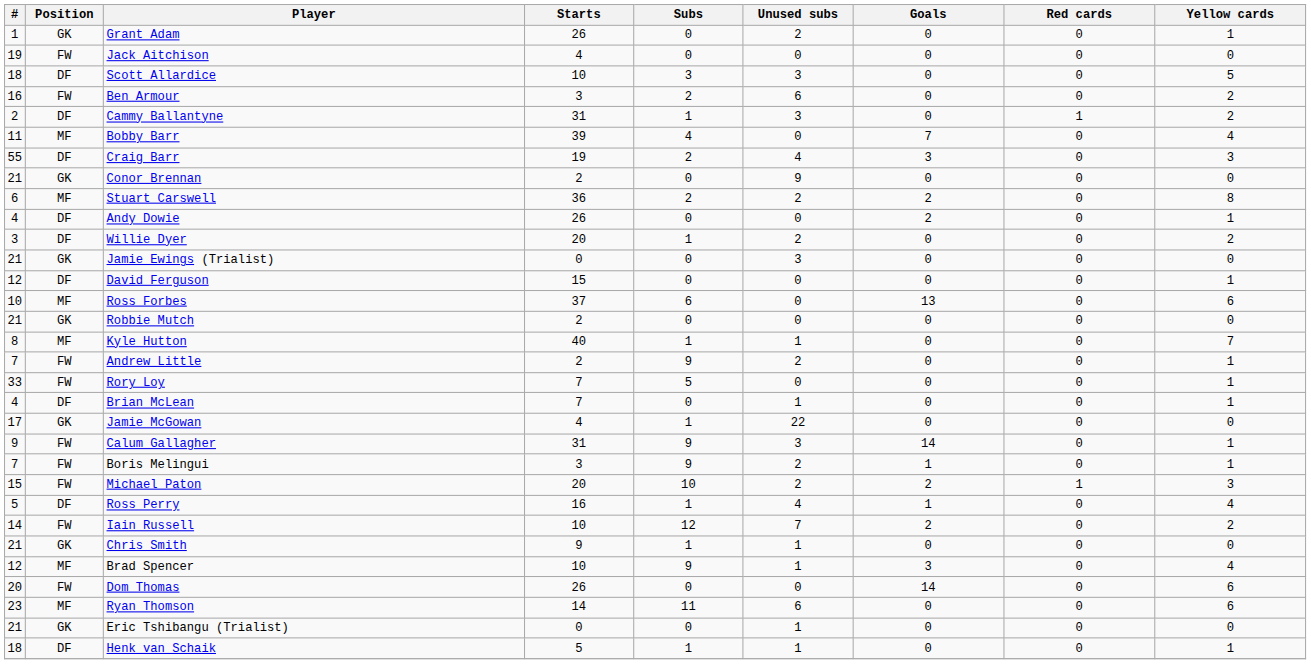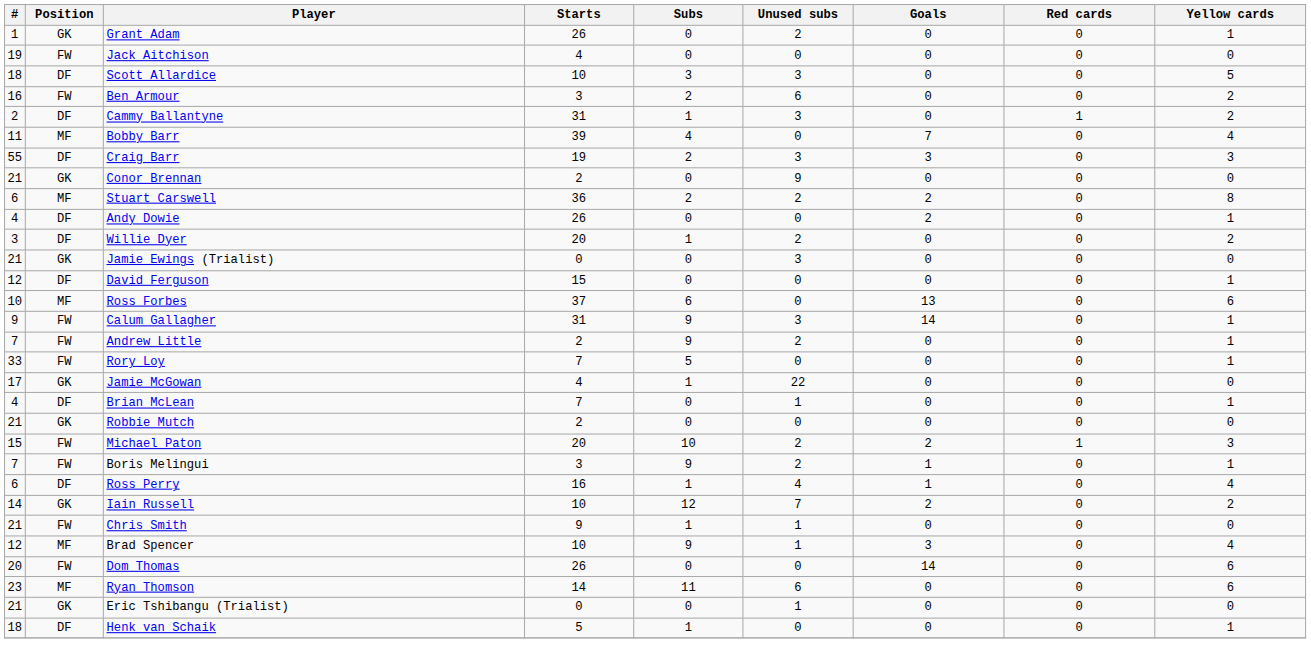(798, 158) 4 -> (798, 158) 3
rows swapped: (161, 444) <-> (150, 321)
- row: (147, 342)
rows swapped: (154, 423) <-> (150, 403)
rows swapped: (158, 464) <-> (154, 485)
(15, 505) 5 -> (15, 485) 6
(64, 525) FW -> (64, 505) GK
(64, 546) GK -> (64, 525) FW
(798, 648) 1 -> (798, 628) 0
